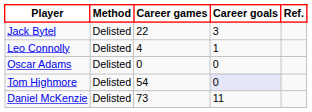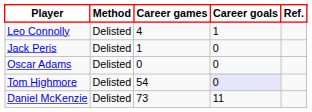- row: (32, 31)
+ row: (32, 48)
